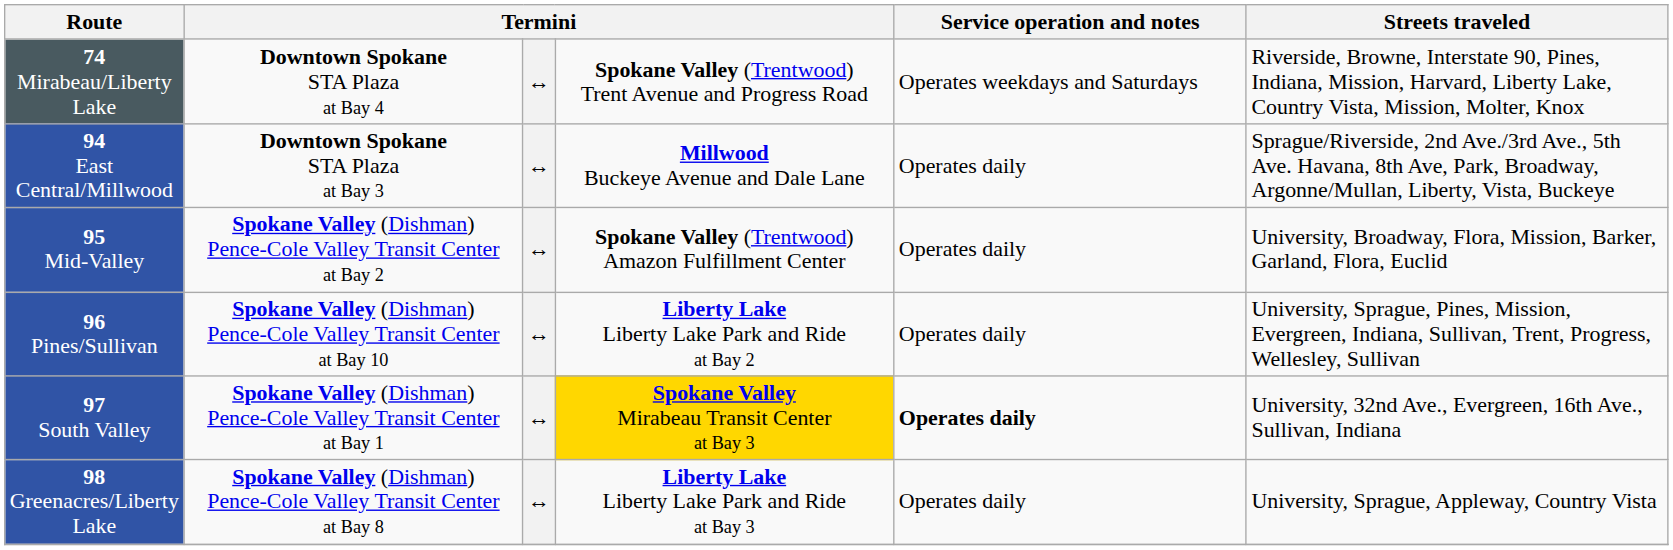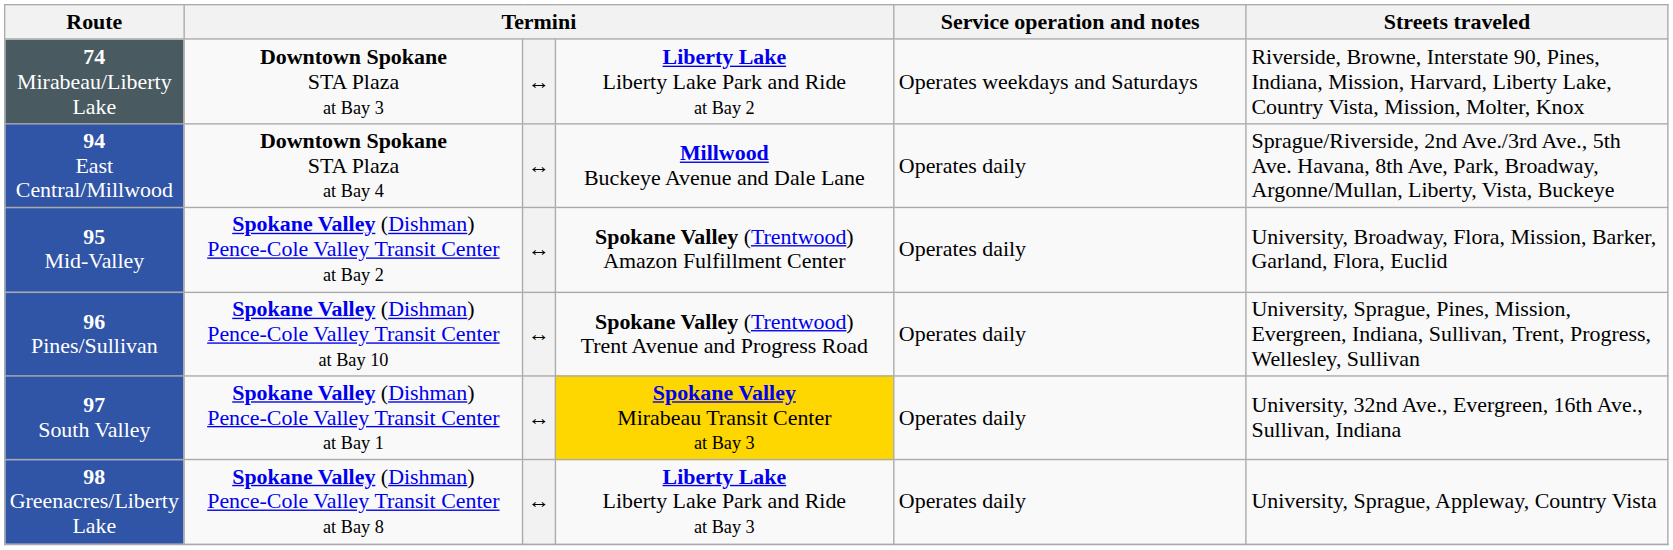(353, 81) Downtown Spokane STA Plaza at Bay 4 -> (353, 81) Downtown Spokane STA Plaza at Bay 3
(724, 81) Spokane Valley (Trentwood) Trent Avenue and Progress Road -> (724, 81) Liberty Lake Liberty Lake Park and Ride at Bay 2
(353, 165) Downtown Spokane STA Plaza at Bay 3 -> (353, 165) Downtown Spokane STA Plaza at Bay 4
(724, 333) Liberty Lake Liberty Lake Park and Ride at Bay 2 -> (724, 333) Spokane Valley (Trentwood) Trent Avenue and Progress Road
(967, 417) bold -> (962, 417) normal
